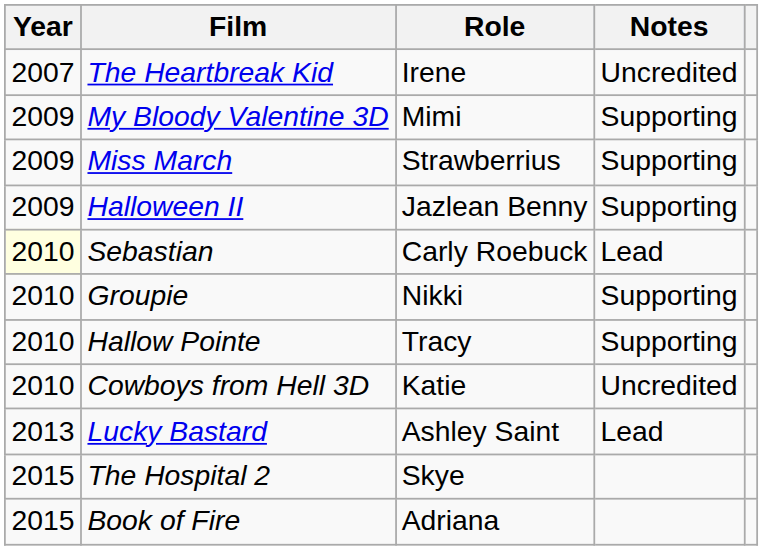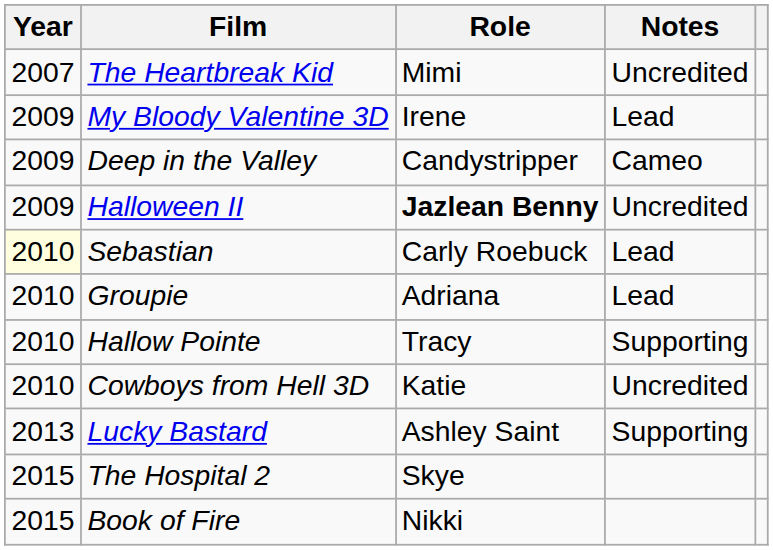(434, 71) Irene -> (432, 71) Mimi
(432, 116) Mimi -> (434, 116) Irene
(669, 116) Supporting -> (643, 116) Lead
- row: (160, 161)
+ row: (202, 161)
(495, 206) normal -> (500, 206) bold
(669, 206) Supporting -> (680, 206) Uncredited
(432, 296) Nikki -> (451, 296) Adriana
(669, 296) Supporting -> (643, 296) Lead
(632, 431) Lead -> (680, 431) Supporting
(451, 521) Adriana -> (432, 521) Nikki
